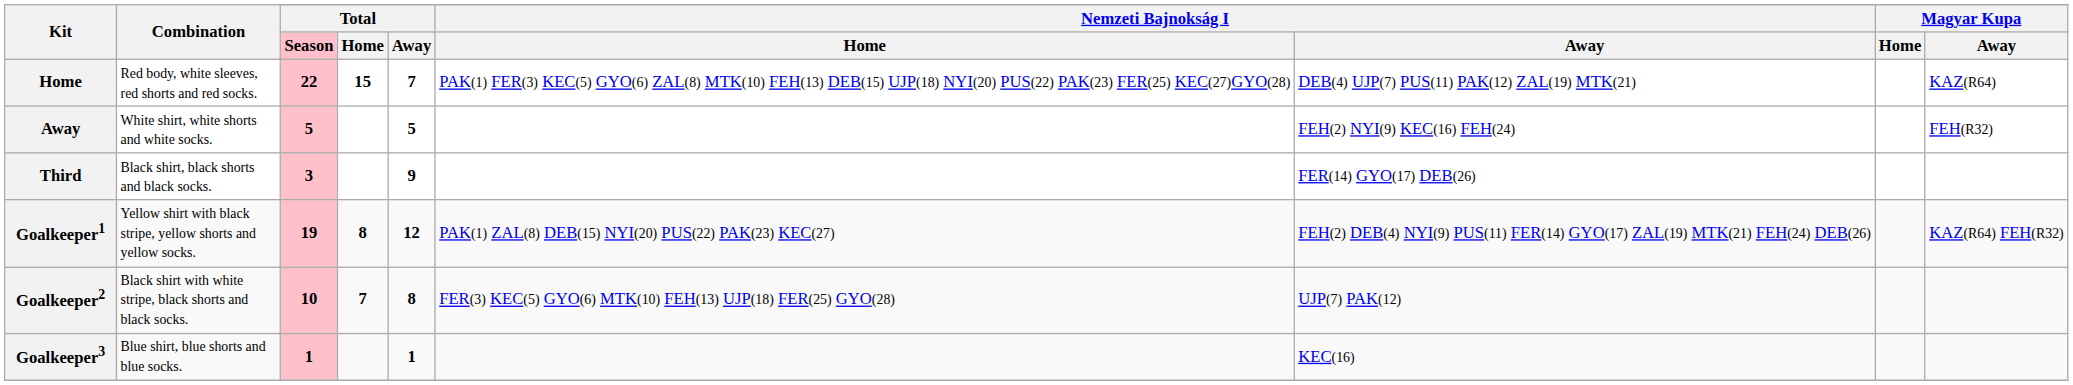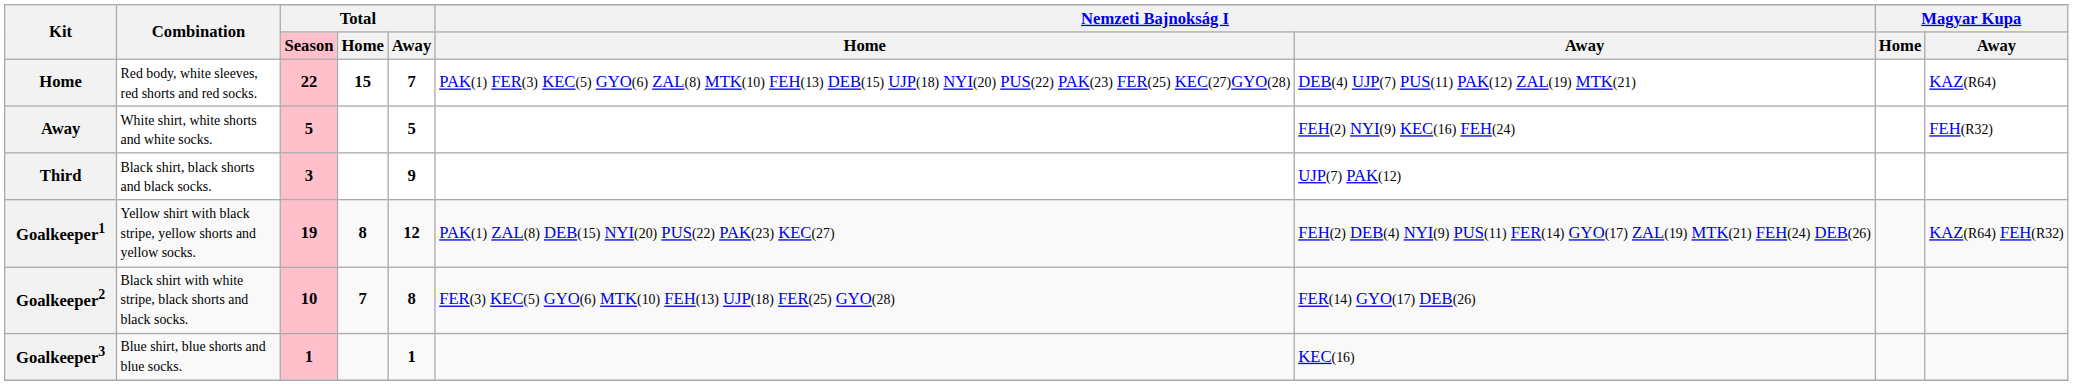(1387, 176) FER(14) GYO(17) DEB(26) -> (1350, 176) UJP(7) PAK(12)
(1350, 299) UJP(7) PAK(12) -> (1387, 299) FER(14) GYO(17) DEB(26)
